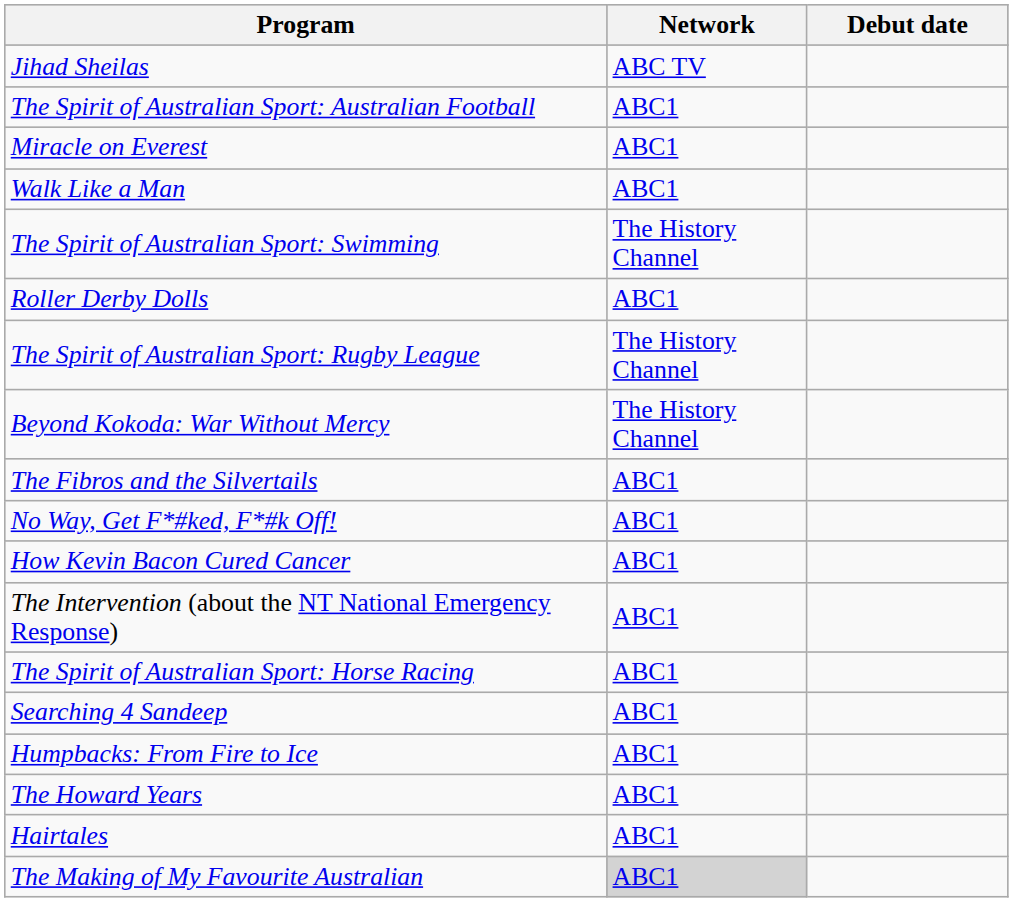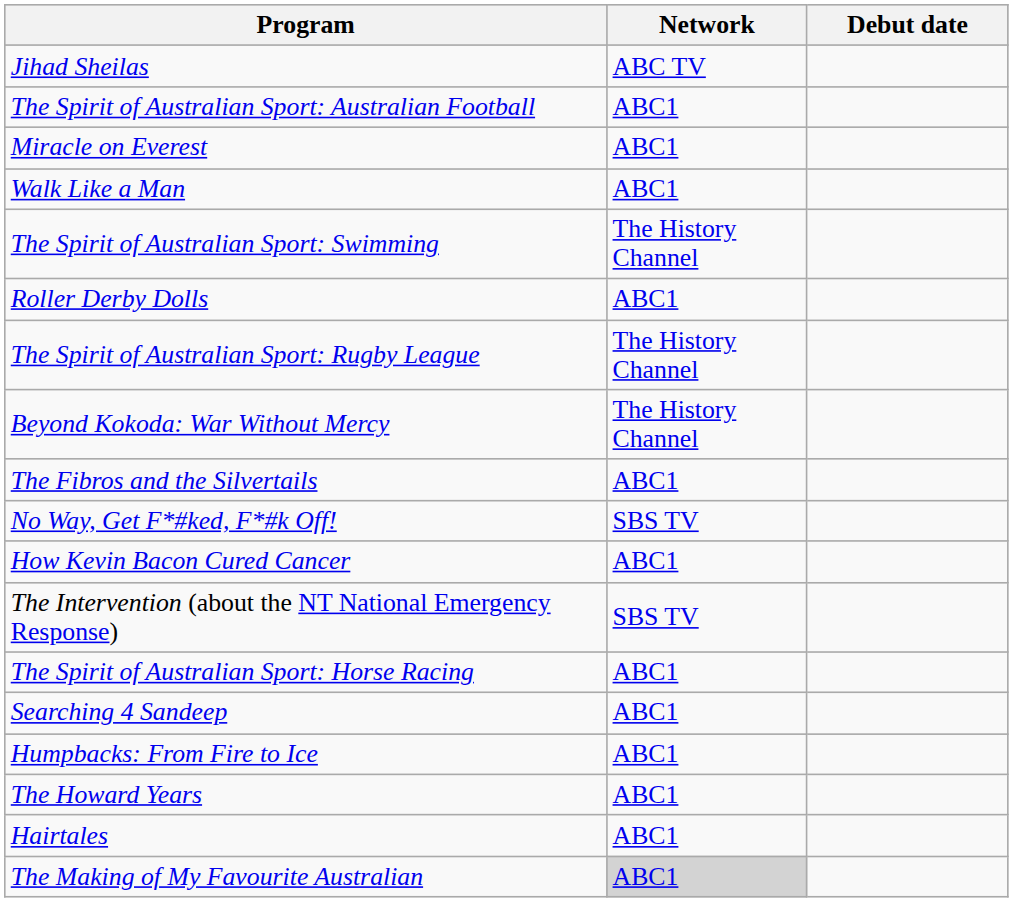(645, 520) ABC1 -> (656, 520) SBS TV
(645, 616) ABC1 -> (656, 616) SBS TV
